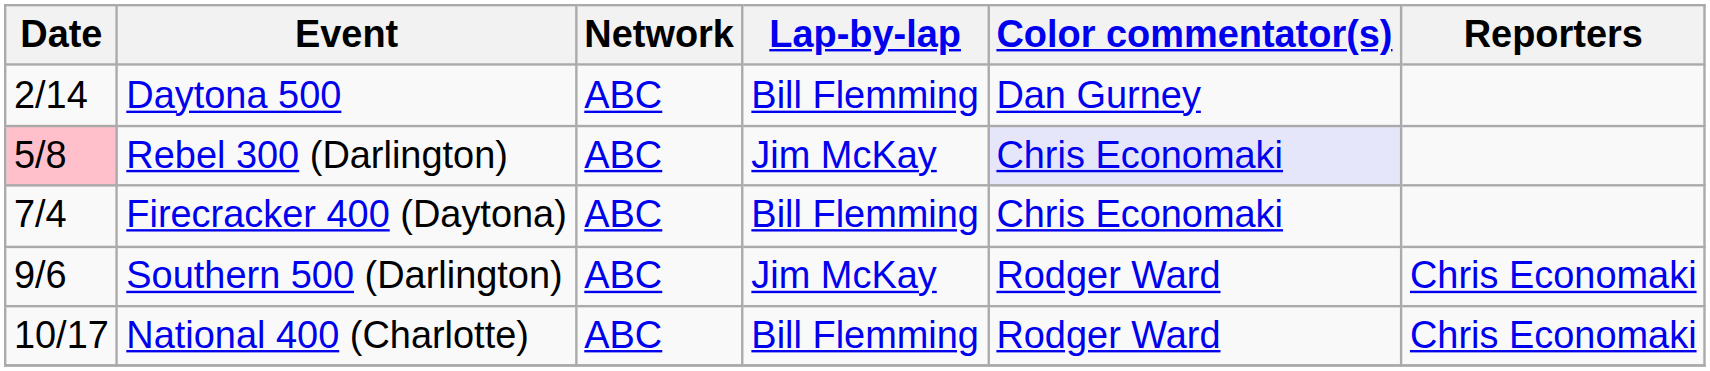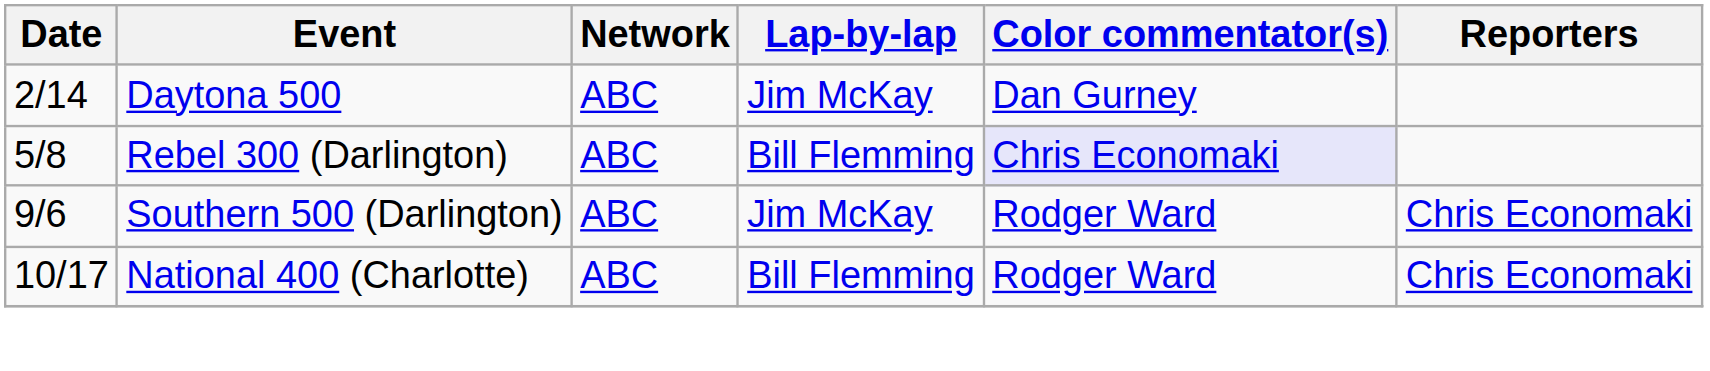(865, 94) Bill Flemming -> (840, 94) Jim McKay
(40, 154) pink background -> (40, 154) no background
(844, 154) Jim McKay -> (861, 154) Bill Flemming
- row: (347, 214)
